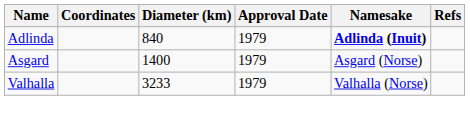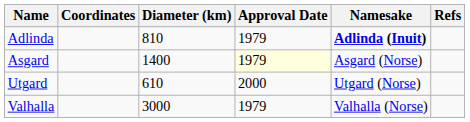(153, 38) 840 -> (153, 38) 810
(252, 60) no background -> (252, 60) lightyellow background
+ row: (28, 83)
(156, 83) 3233 -> (156, 106) 3000
